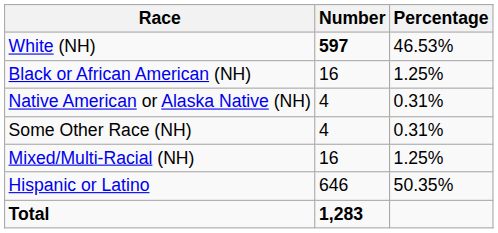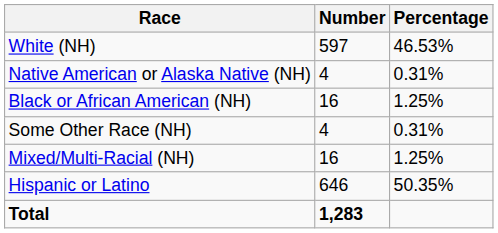(334, 46) bold -> (334, 46) normal
rows swapped: (130, 74) <-> (160, 102)
